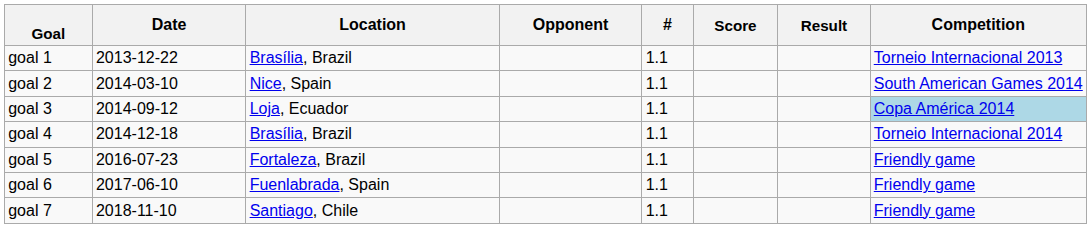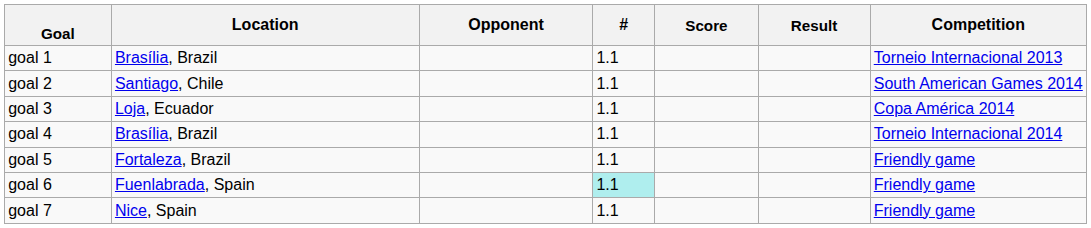- column: (169, 25)
(291, 83) Nice, Spain -> (169, 83) Santiago, Chile
(944, 108) lightblue background -> (944, 108) no background
(657, 185) no background -> (608, 185) paleturquoise background
(304, 210) Santiago, Chile -> (156, 210) Nice, Spain
